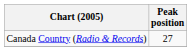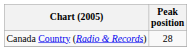(168, 38) 27 -> (168, 38) 28
